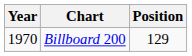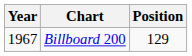(23, 39) 1970 -> (23, 39) 1967
